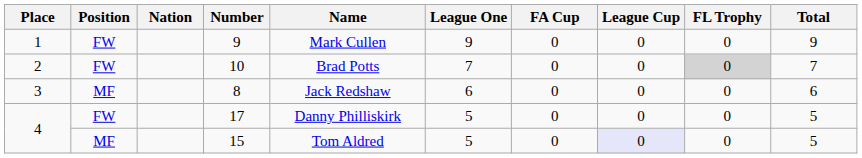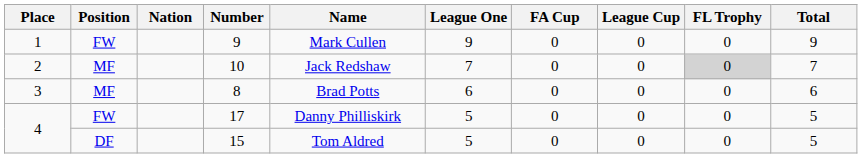(104, 66) FW -> (104, 66) MF
(348, 66) Brad Potts -> (348, 66) Jack Redshaw
(348, 91) Jack Redshaw -> (348, 91) Brad Potts
(104, 141) MF -> (104, 141) DF
(641, 141) lavender background -> (641, 141) no background
